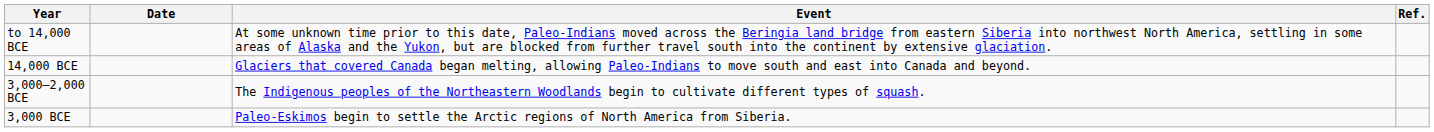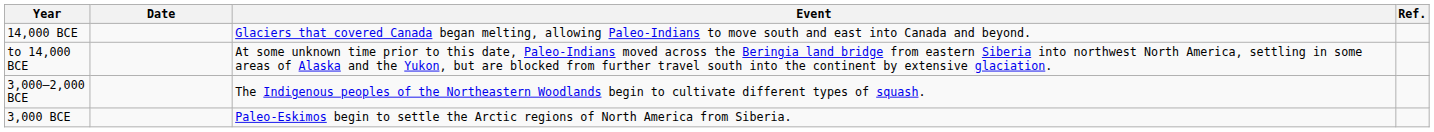rows swapped: (39, 40) <-> (42, 66)
